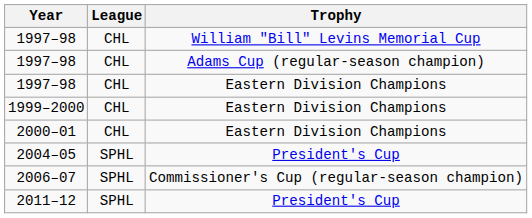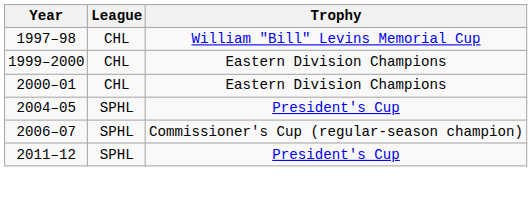- row: (46, 62)
- row: (46, 85)
